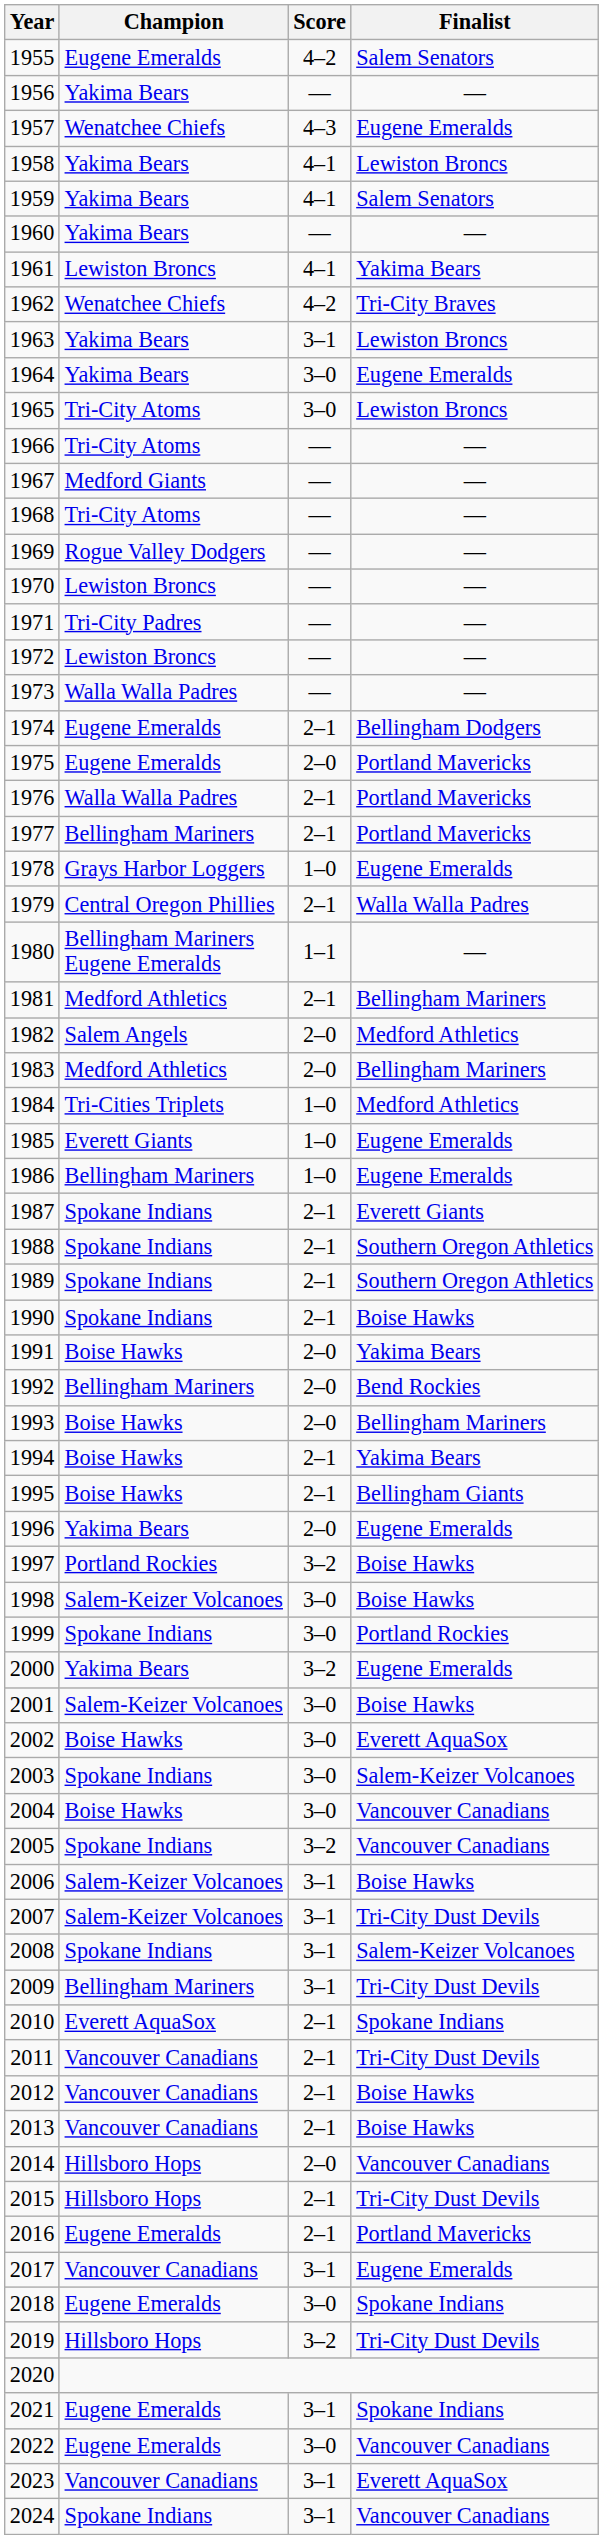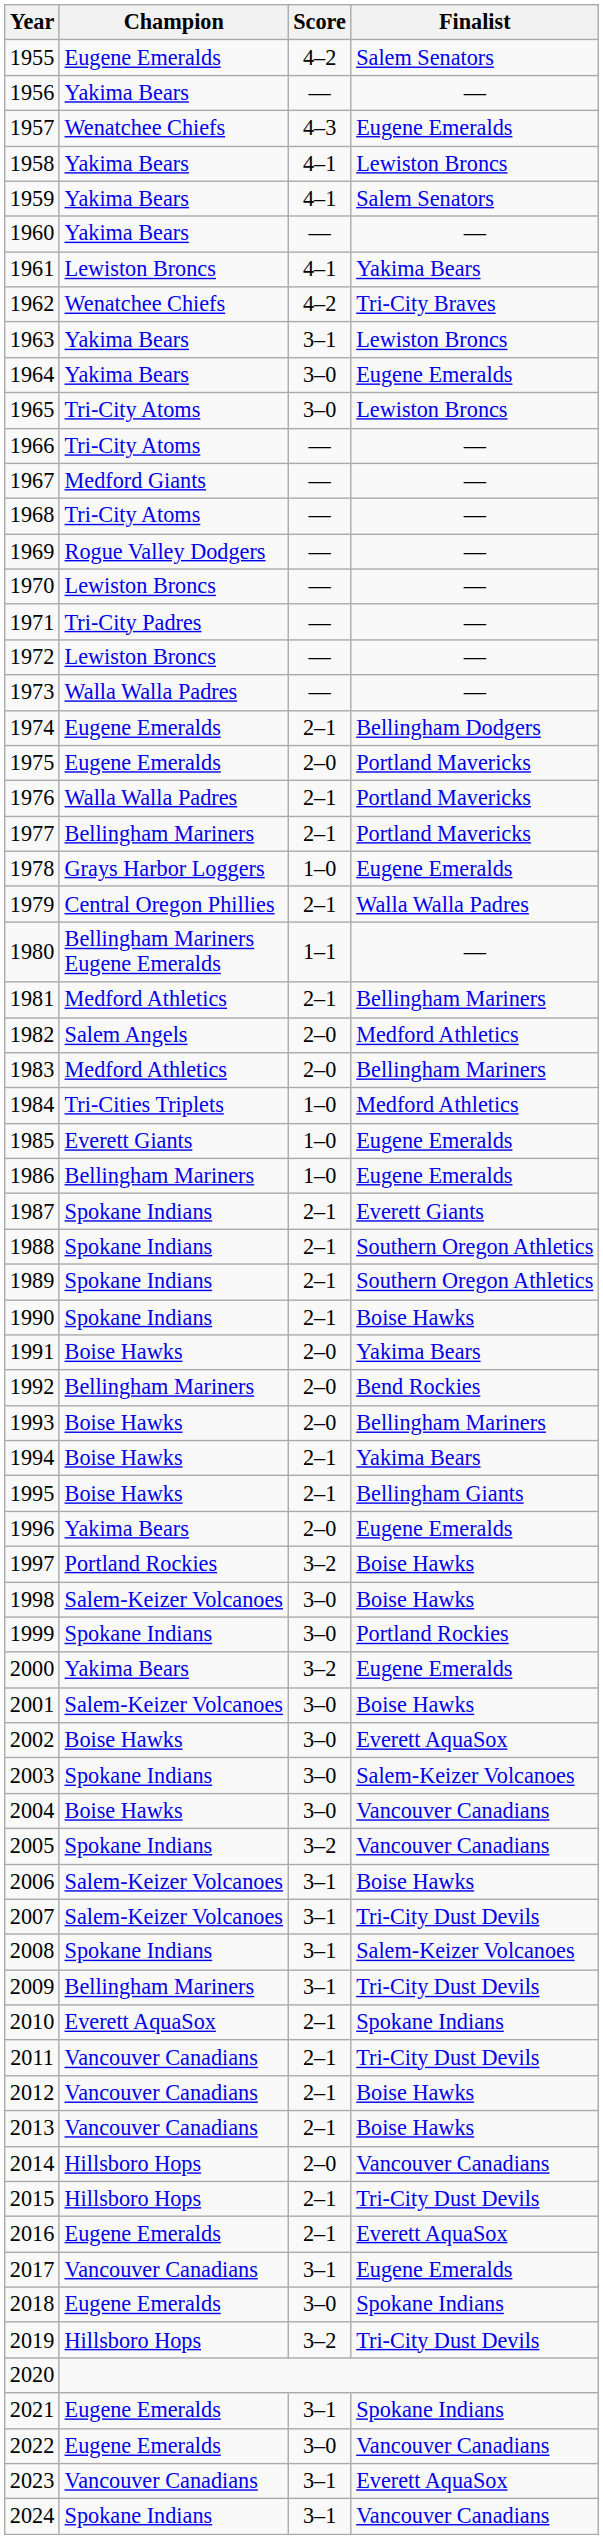(444, 2233) Portland Mavericks -> (432, 2233) Everett AquaSox
